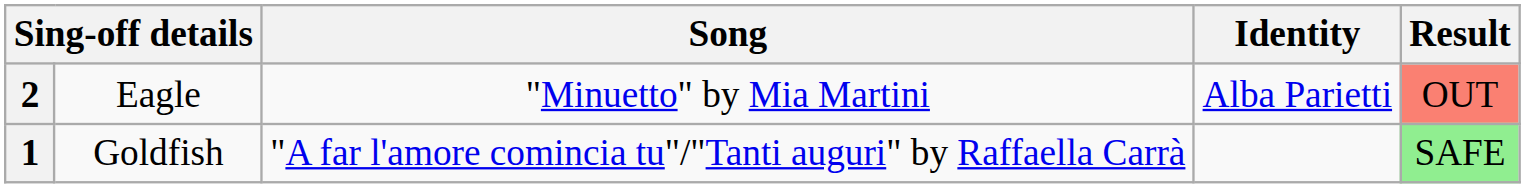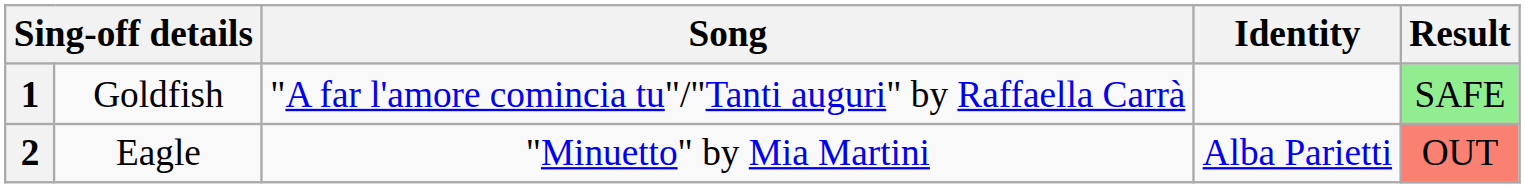rows swapped: (30, 152) <-> (30, 93)
